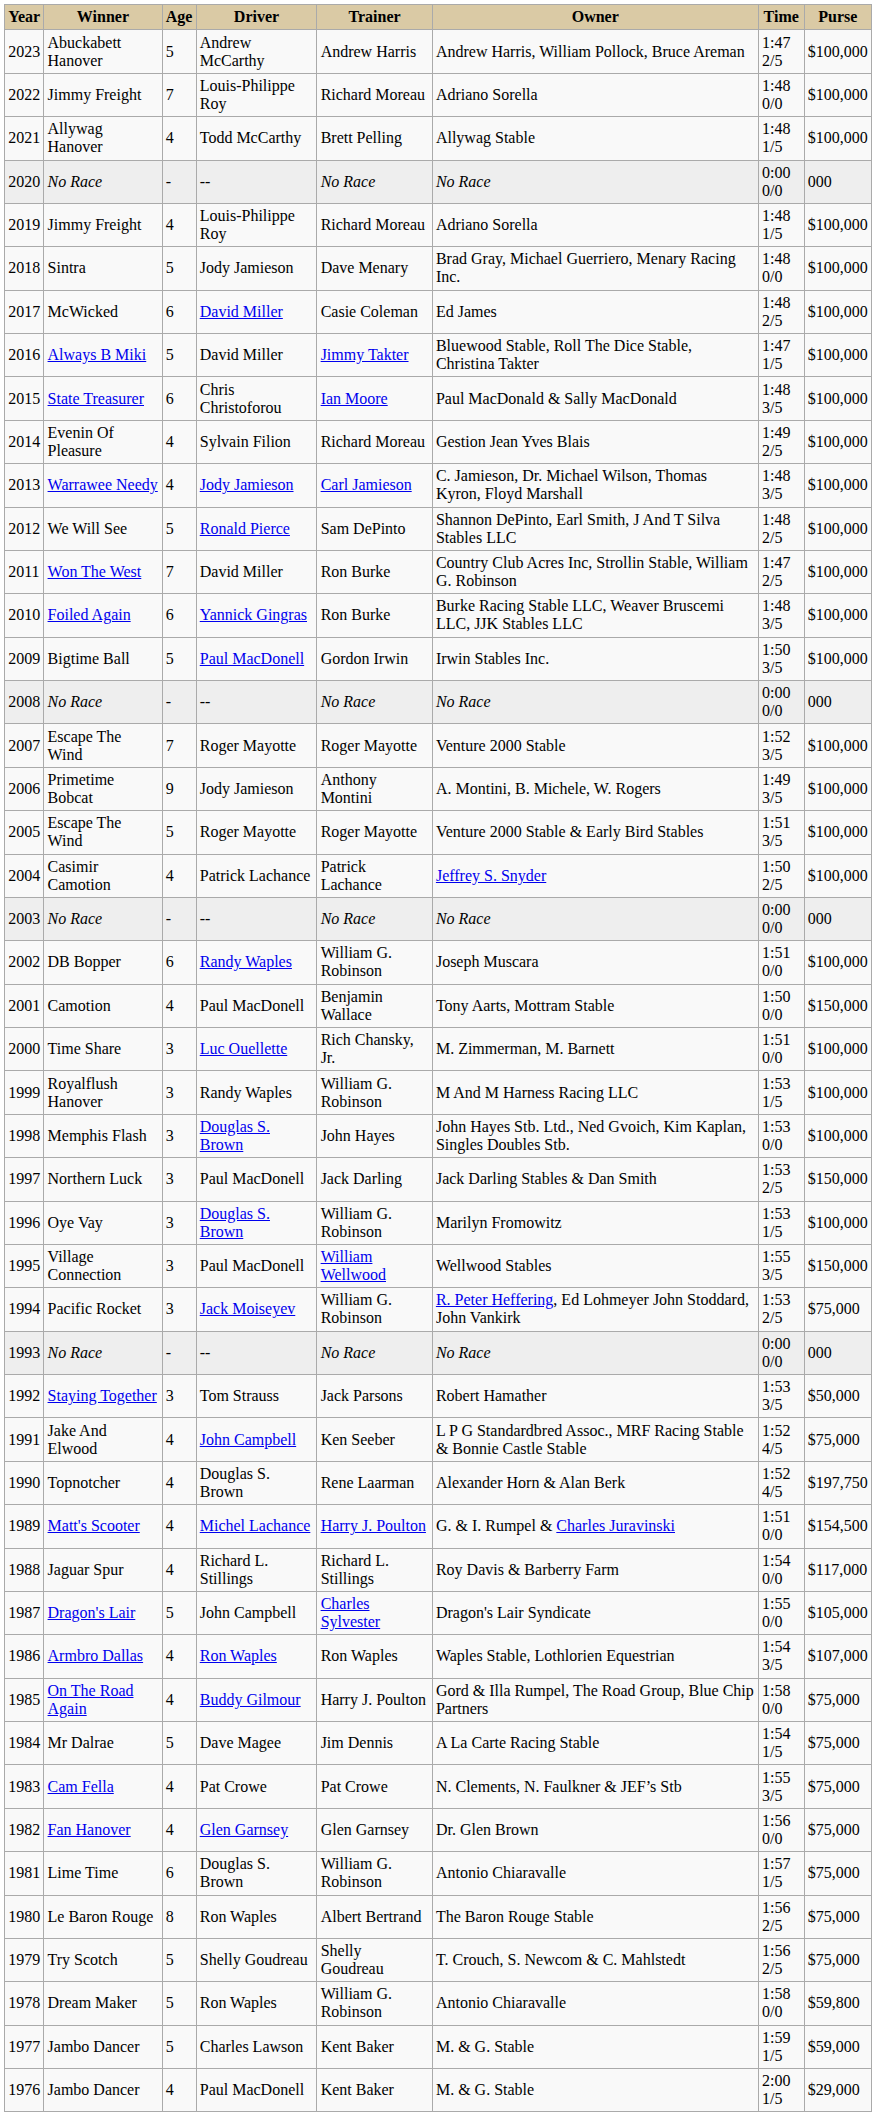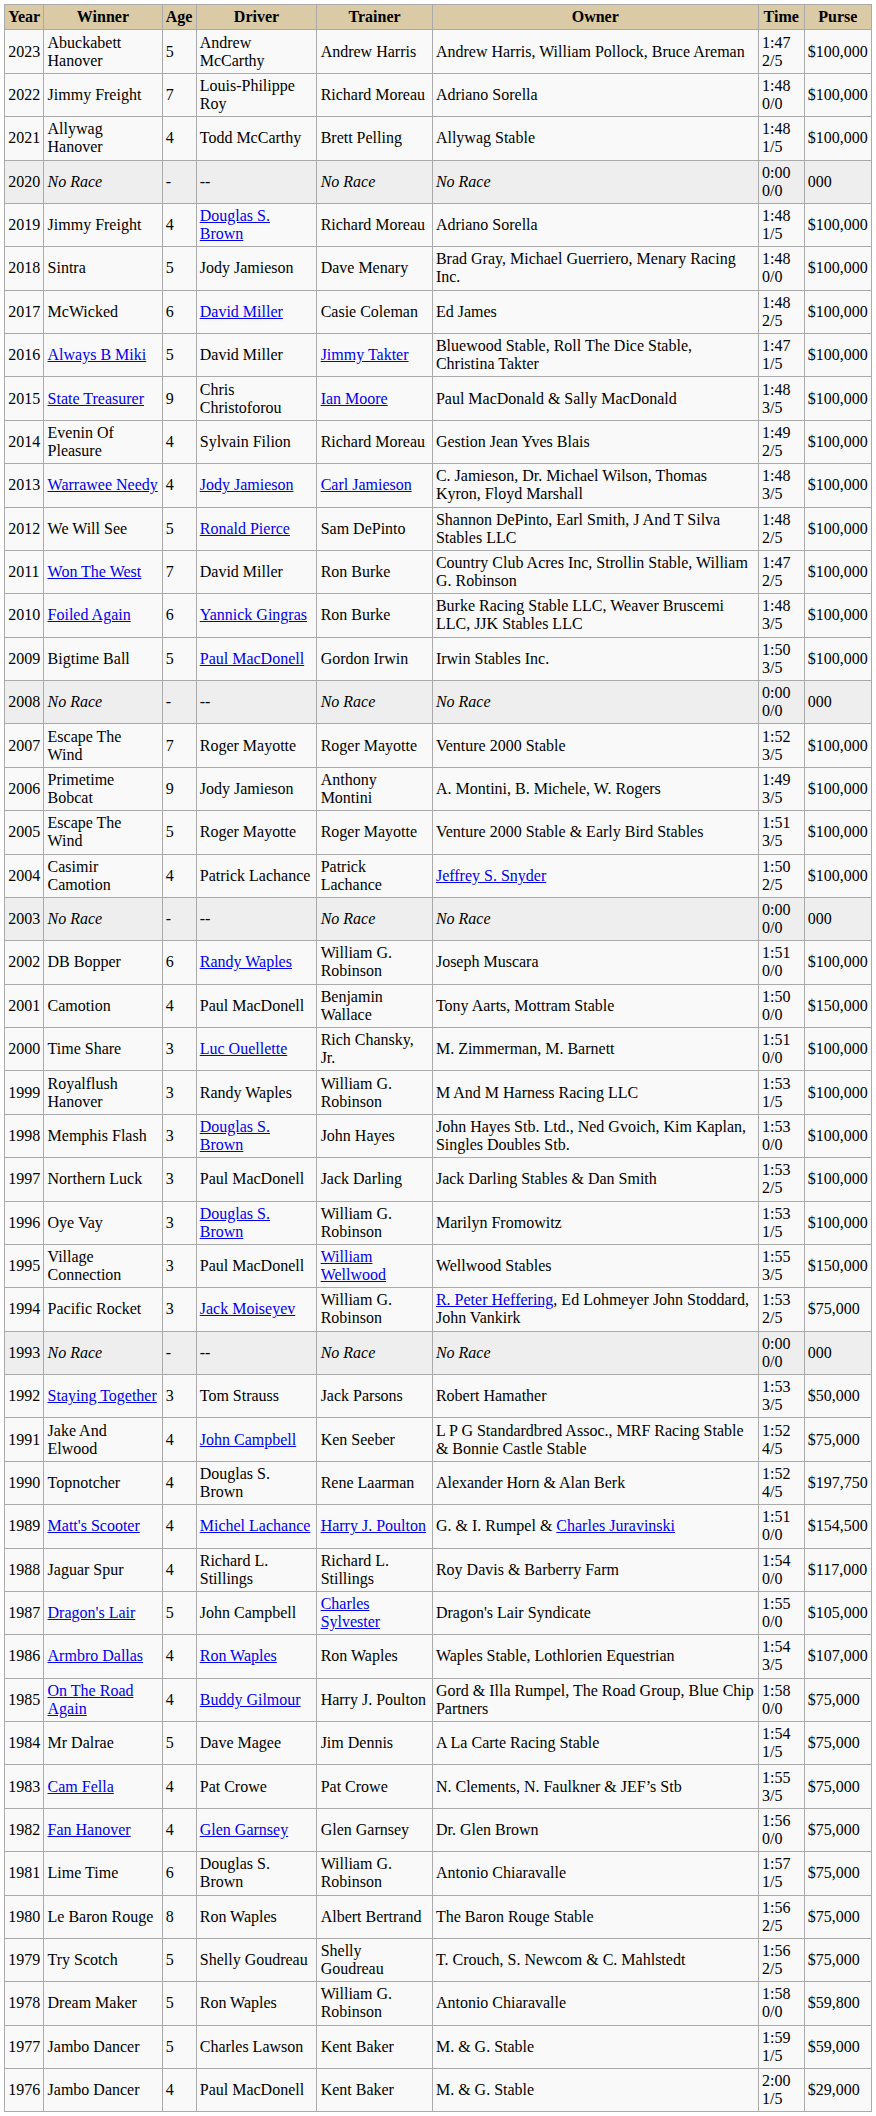(247, 225) Louis-Philippe Roy -> (235, 225) Douglas S. Brown
(170, 398) 6 -> (170, 398) 9
(838, 1179) $150,000 -> (838, 1179) $100,000
